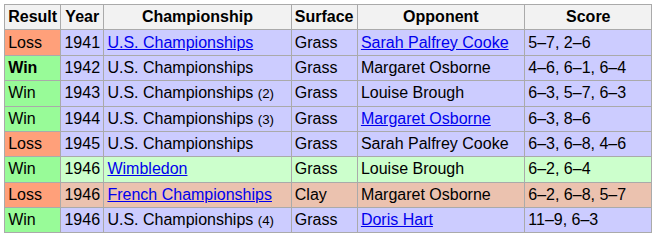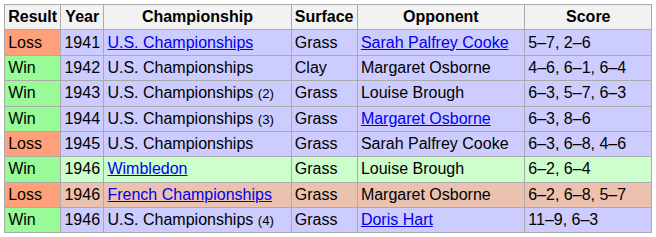(23, 67) bold -> (22, 67) normal
(316, 67) Grass -> (311, 67) Clay
(311, 194) Clay -> (316, 194) Grass
